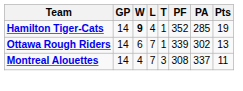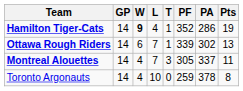(202, 29) 285 -> (207, 29) 286
(180, 61) 308 -> (185, 61) 305
+ row: (48, 77)
